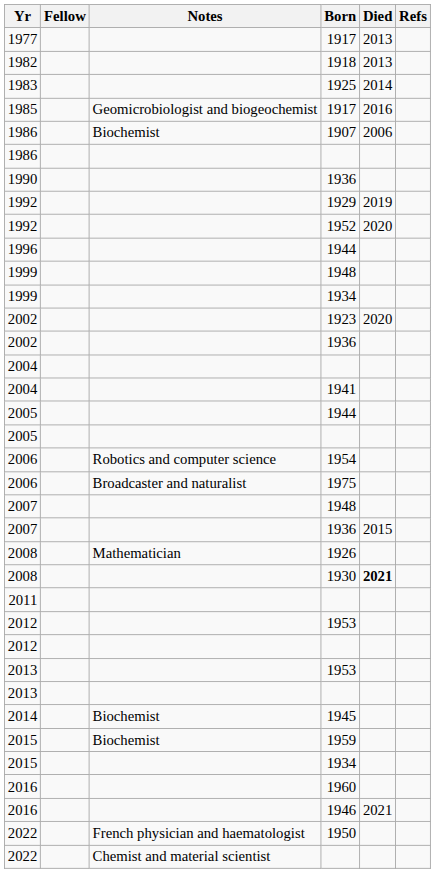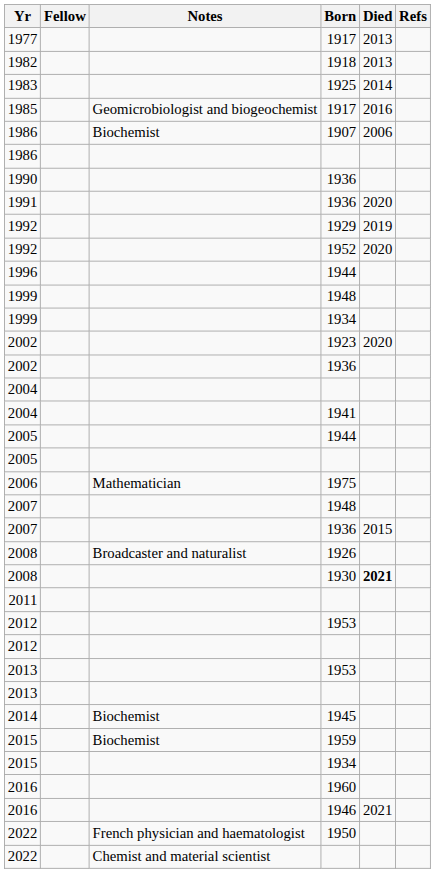+ row: (23, 202)
- row: (23, 459)
(169, 483) Broadcaster and naturalist -> (137, 483) Mathematician
(137, 553) Mathematician -> (169, 553) Broadcaster and naturalist
